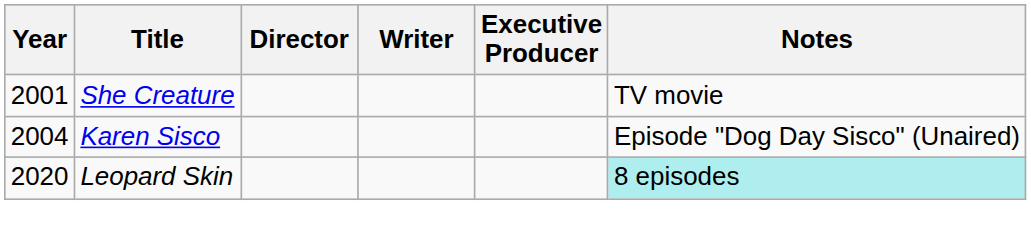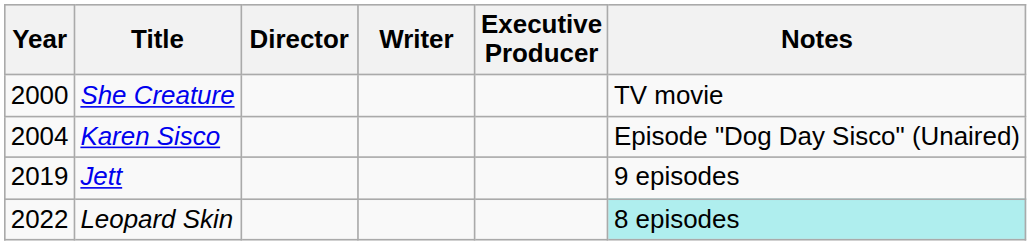(40, 95) 2001 -> (40, 95) 2000
+ row: (101, 177)
(40, 177) 2020 -> (40, 218) 2022
